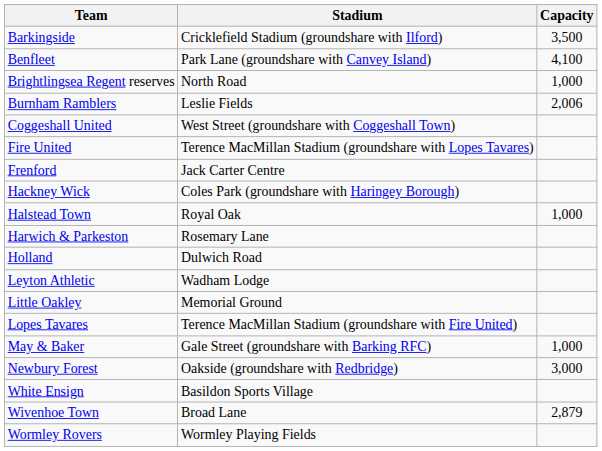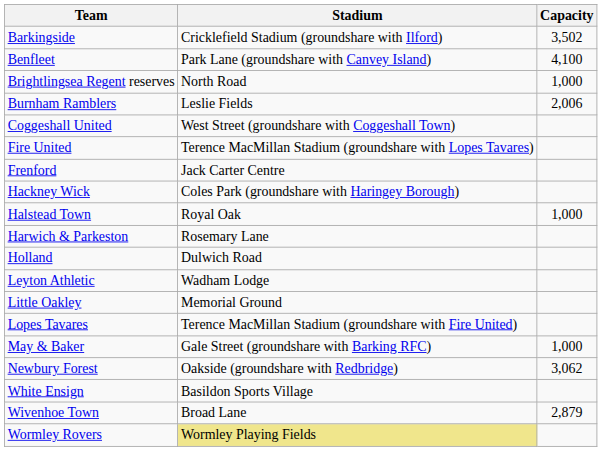(567, 37) 3,500 -> (567, 37) 3,502
(567, 368) 3,000 -> (567, 368) 3,062
(249, 434) no background -> (249, 434) khaki background
